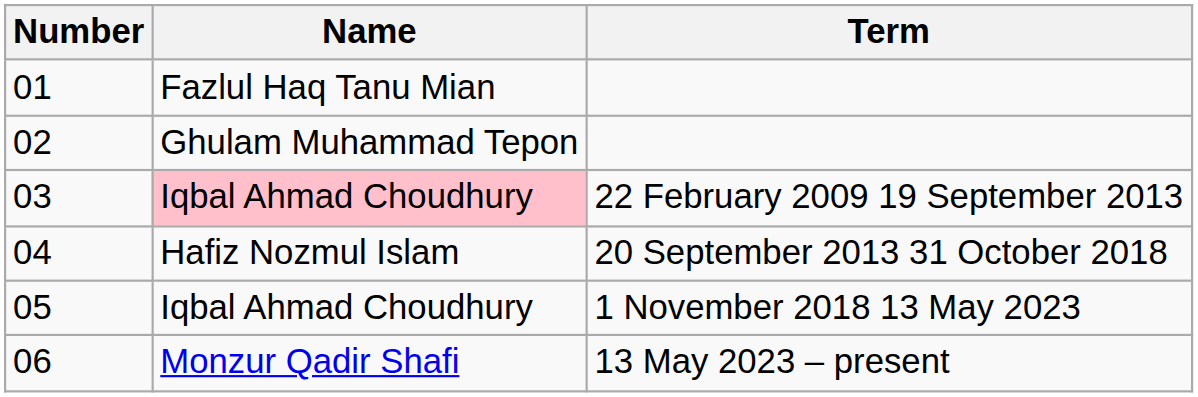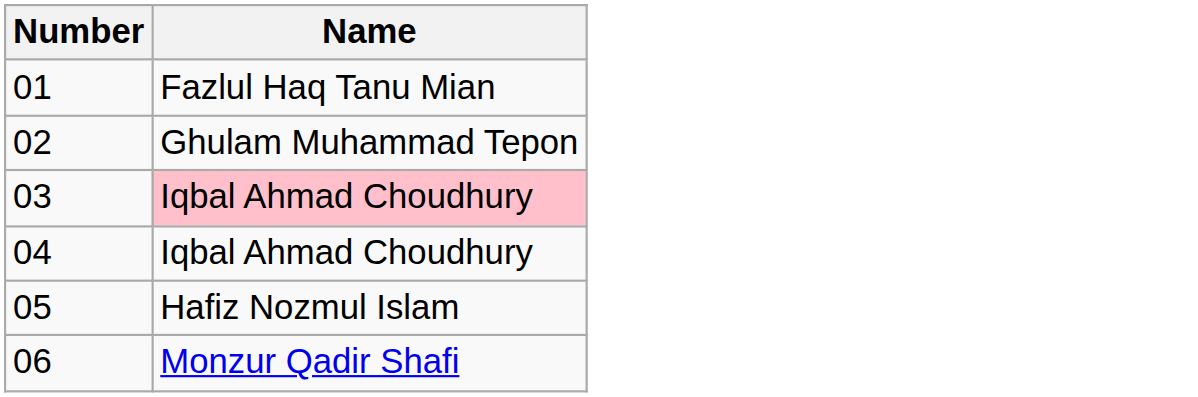- column: (889, 32)
(310, 252) Hafiz Nozmul Islam -> (347, 252) Iqbal Ahmad Choudhury
(347, 307) Iqbal Ahmad Choudhury -> (310, 307) Hafiz Nozmul Islam
